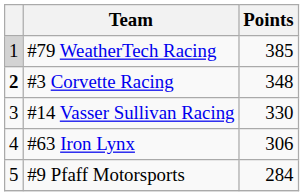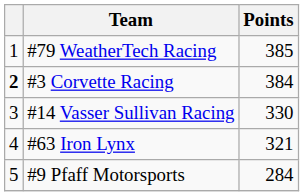(14, 51) lightgrey background -> (14, 51) no background
(279, 82) 348 -> (279, 82) 384
(279, 144) 306 -> (279, 144) 321
